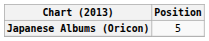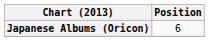(178, 29) 5 -> (178, 29) 6
